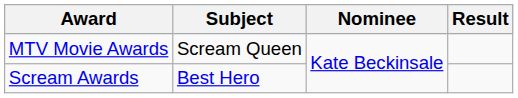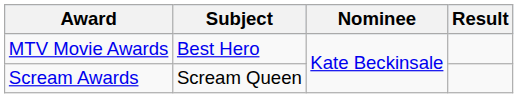(239, 48) Scream Queen -> (218, 48) Best Hero
(218, 78) Best Hero -> (239, 78) Scream Queen
